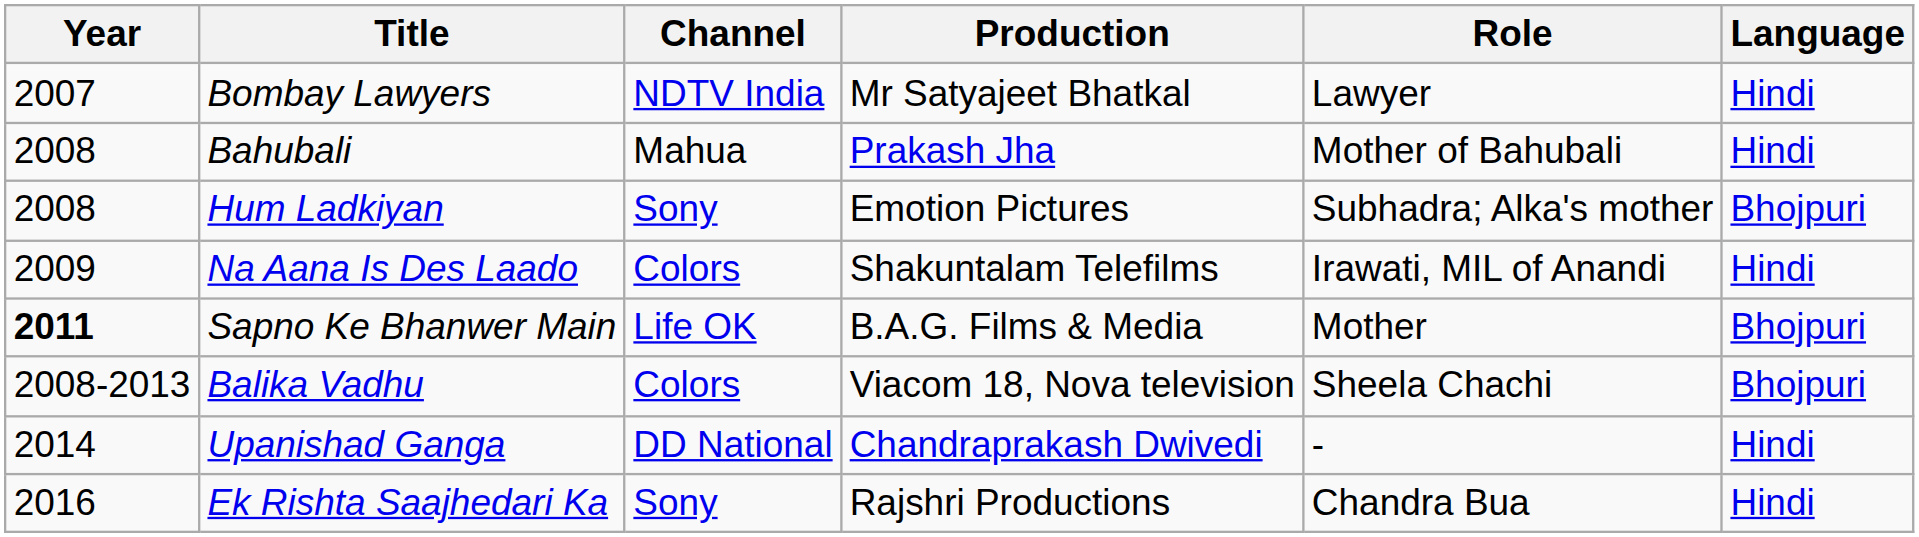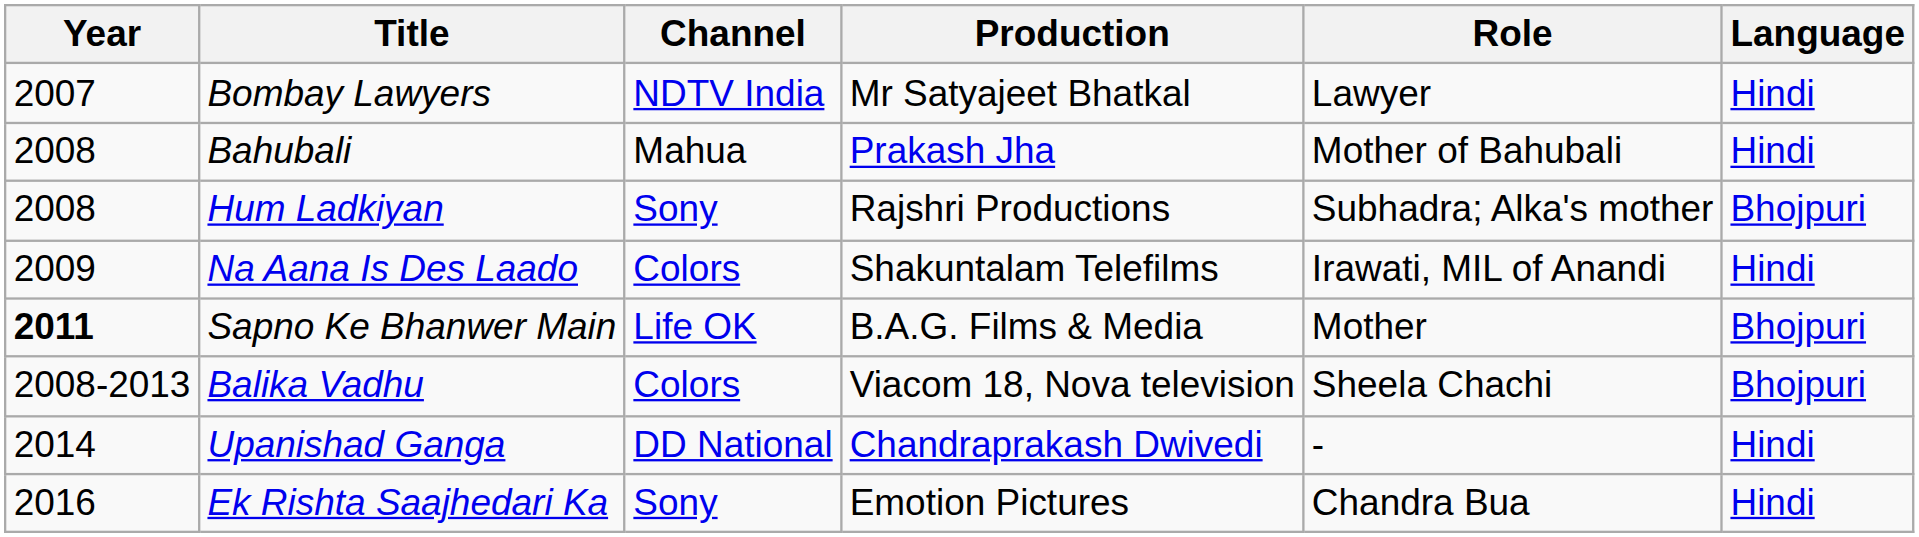(989, 209) Emotion Pictures -> (1010, 209) Rajshri Productions
(1010, 502) Rajshri Productions -> (989, 502) Emotion Pictures
